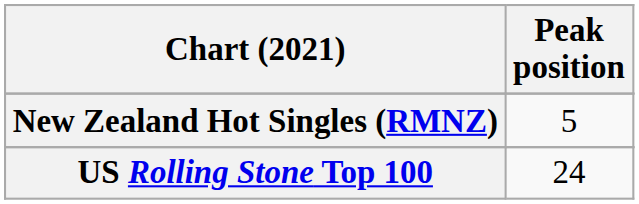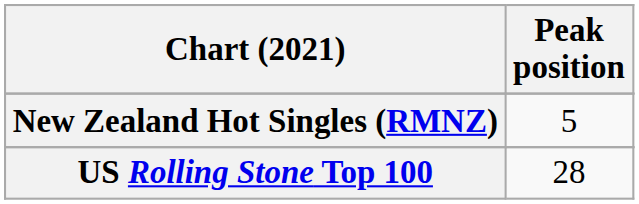(569, 172) 24 -> (569, 172) 28
